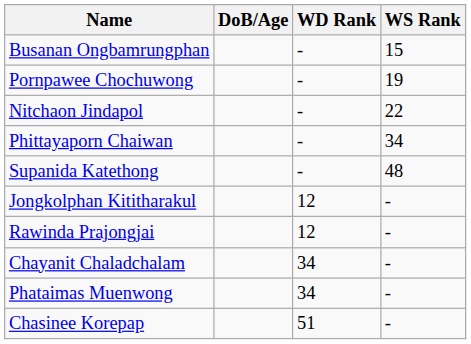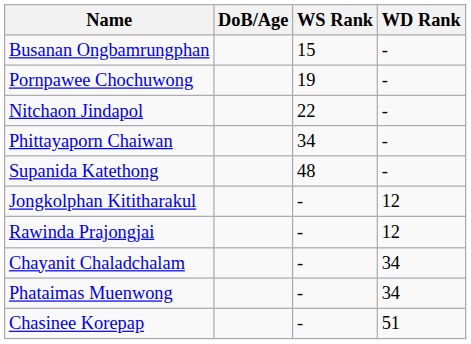columns swapped: (423, 19) <-> (337, 19)
